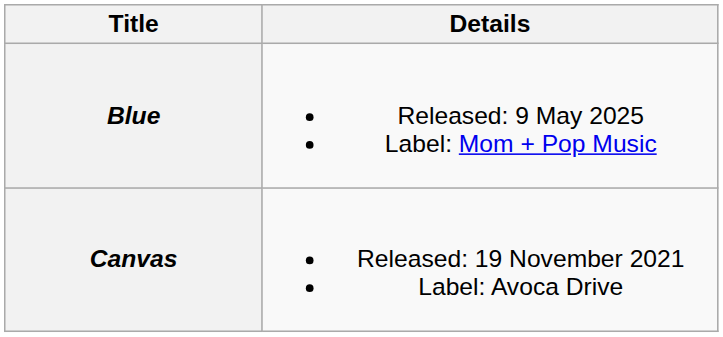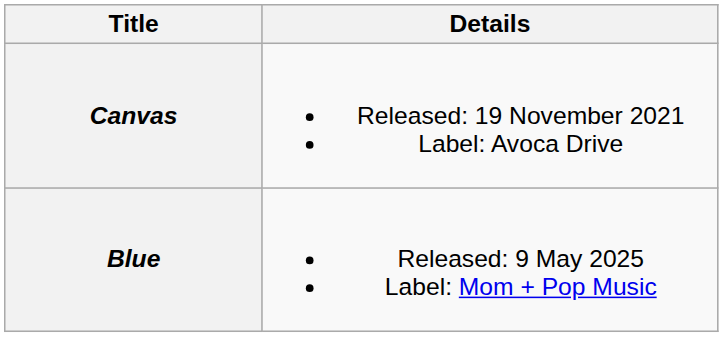rows swapped: (134, 259) <-> (134, 115)
